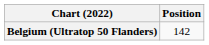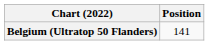(182, 31) 142 -> (182, 31) 141
